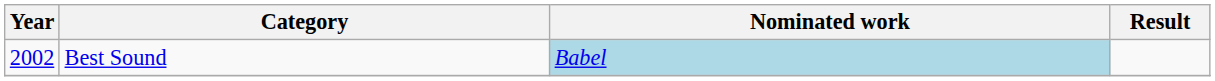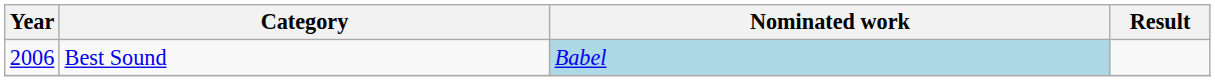(32, 57) 2002 -> (32, 57) 2006
